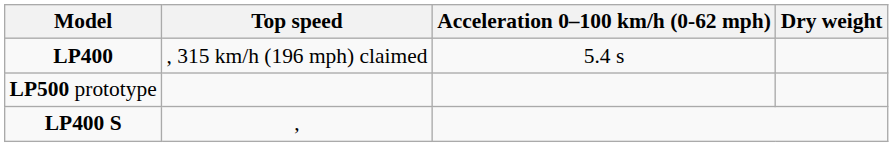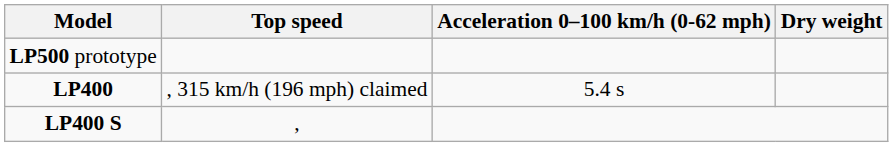rows swapped: (83, 89) <-> (83, 55)
